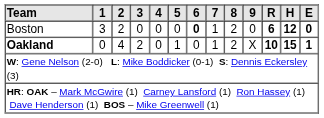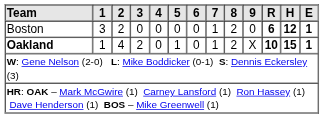(196, 29) bold -> (196, 29) normal
(309, 29) 0 -> (309, 29) 1
(102, 45) 0 -> (102, 45) 1
